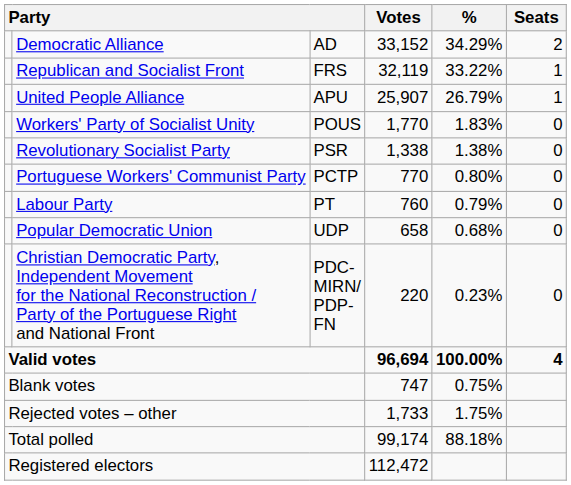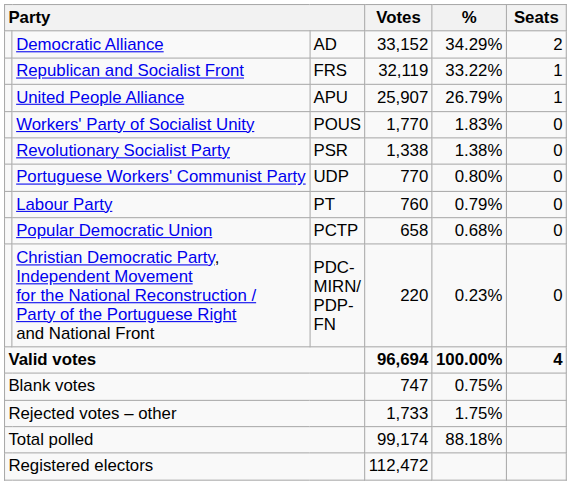(336, 177) PCTP -> (331, 177) UDP
(331, 230) UDP -> (336, 230) PCTP
